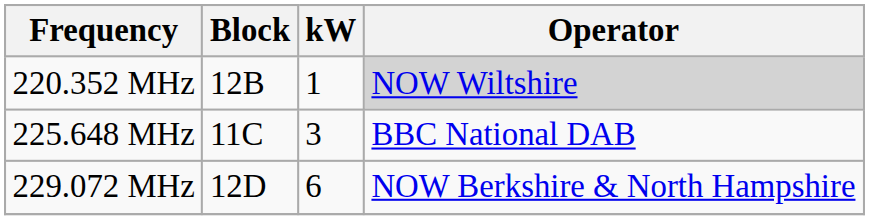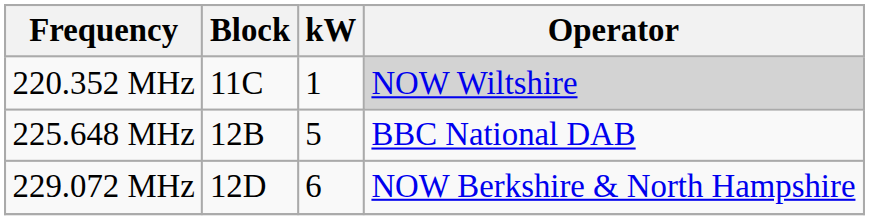(237, 82) 12B -> (237, 82) 11C
(237, 134) 11C -> (237, 134) 12B
(313, 134) 3 -> (313, 134) 5
